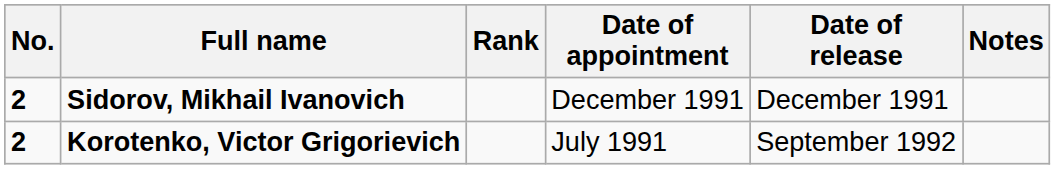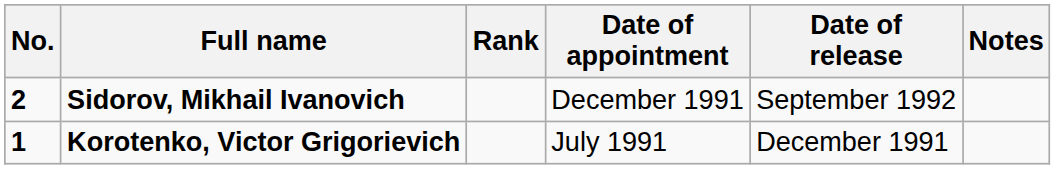(852, 99) December 1991 -> (856, 99) September 1992
(19, 142) 2 -> (19, 142) 1
(856, 142) September 1992 -> (852, 142) December 1991
